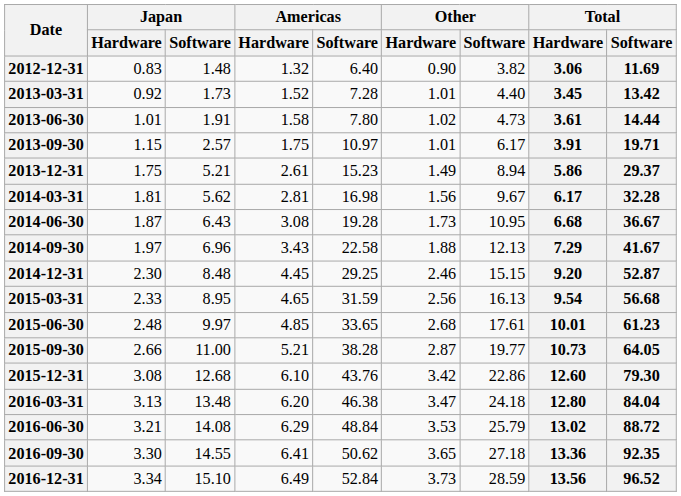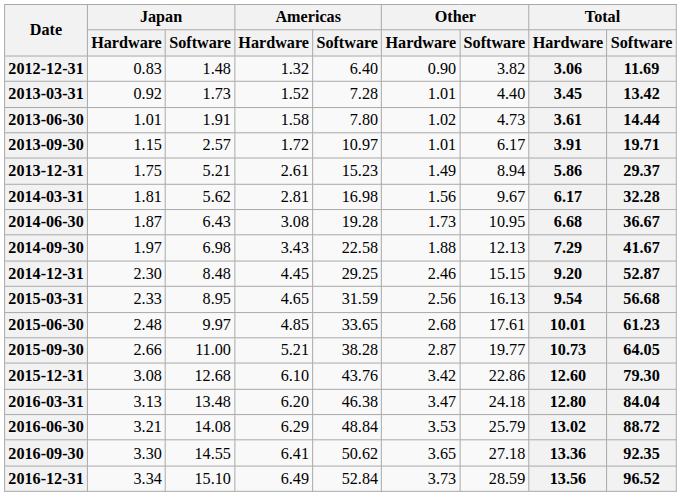(295, 145) 1.75 -> (295, 145) 1.72
(217, 247) 6.96 -> (217, 247) 6.98
